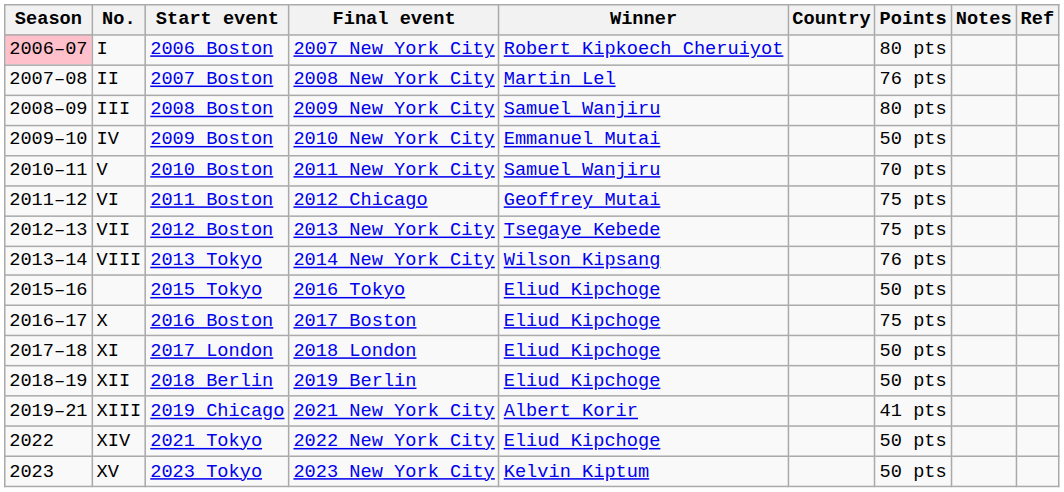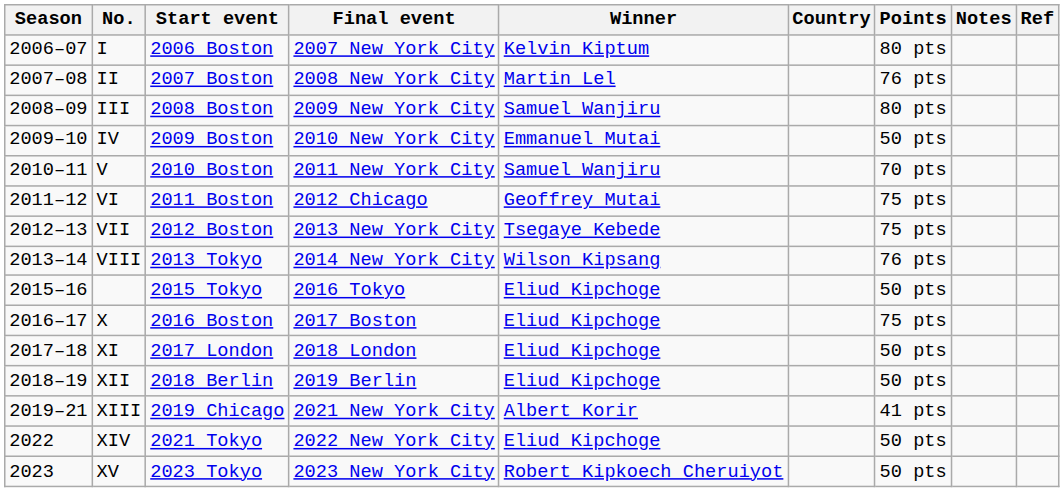(48, 50) pink background -> (48, 50) no background
(644, 50) Robert Kipkoech Cheruiyot -> (576, 50) Kelvin Kiptum
(576, 472) Kelvin Kiptum -> (644, 472) Robert Kipkoech Cheruiyot
